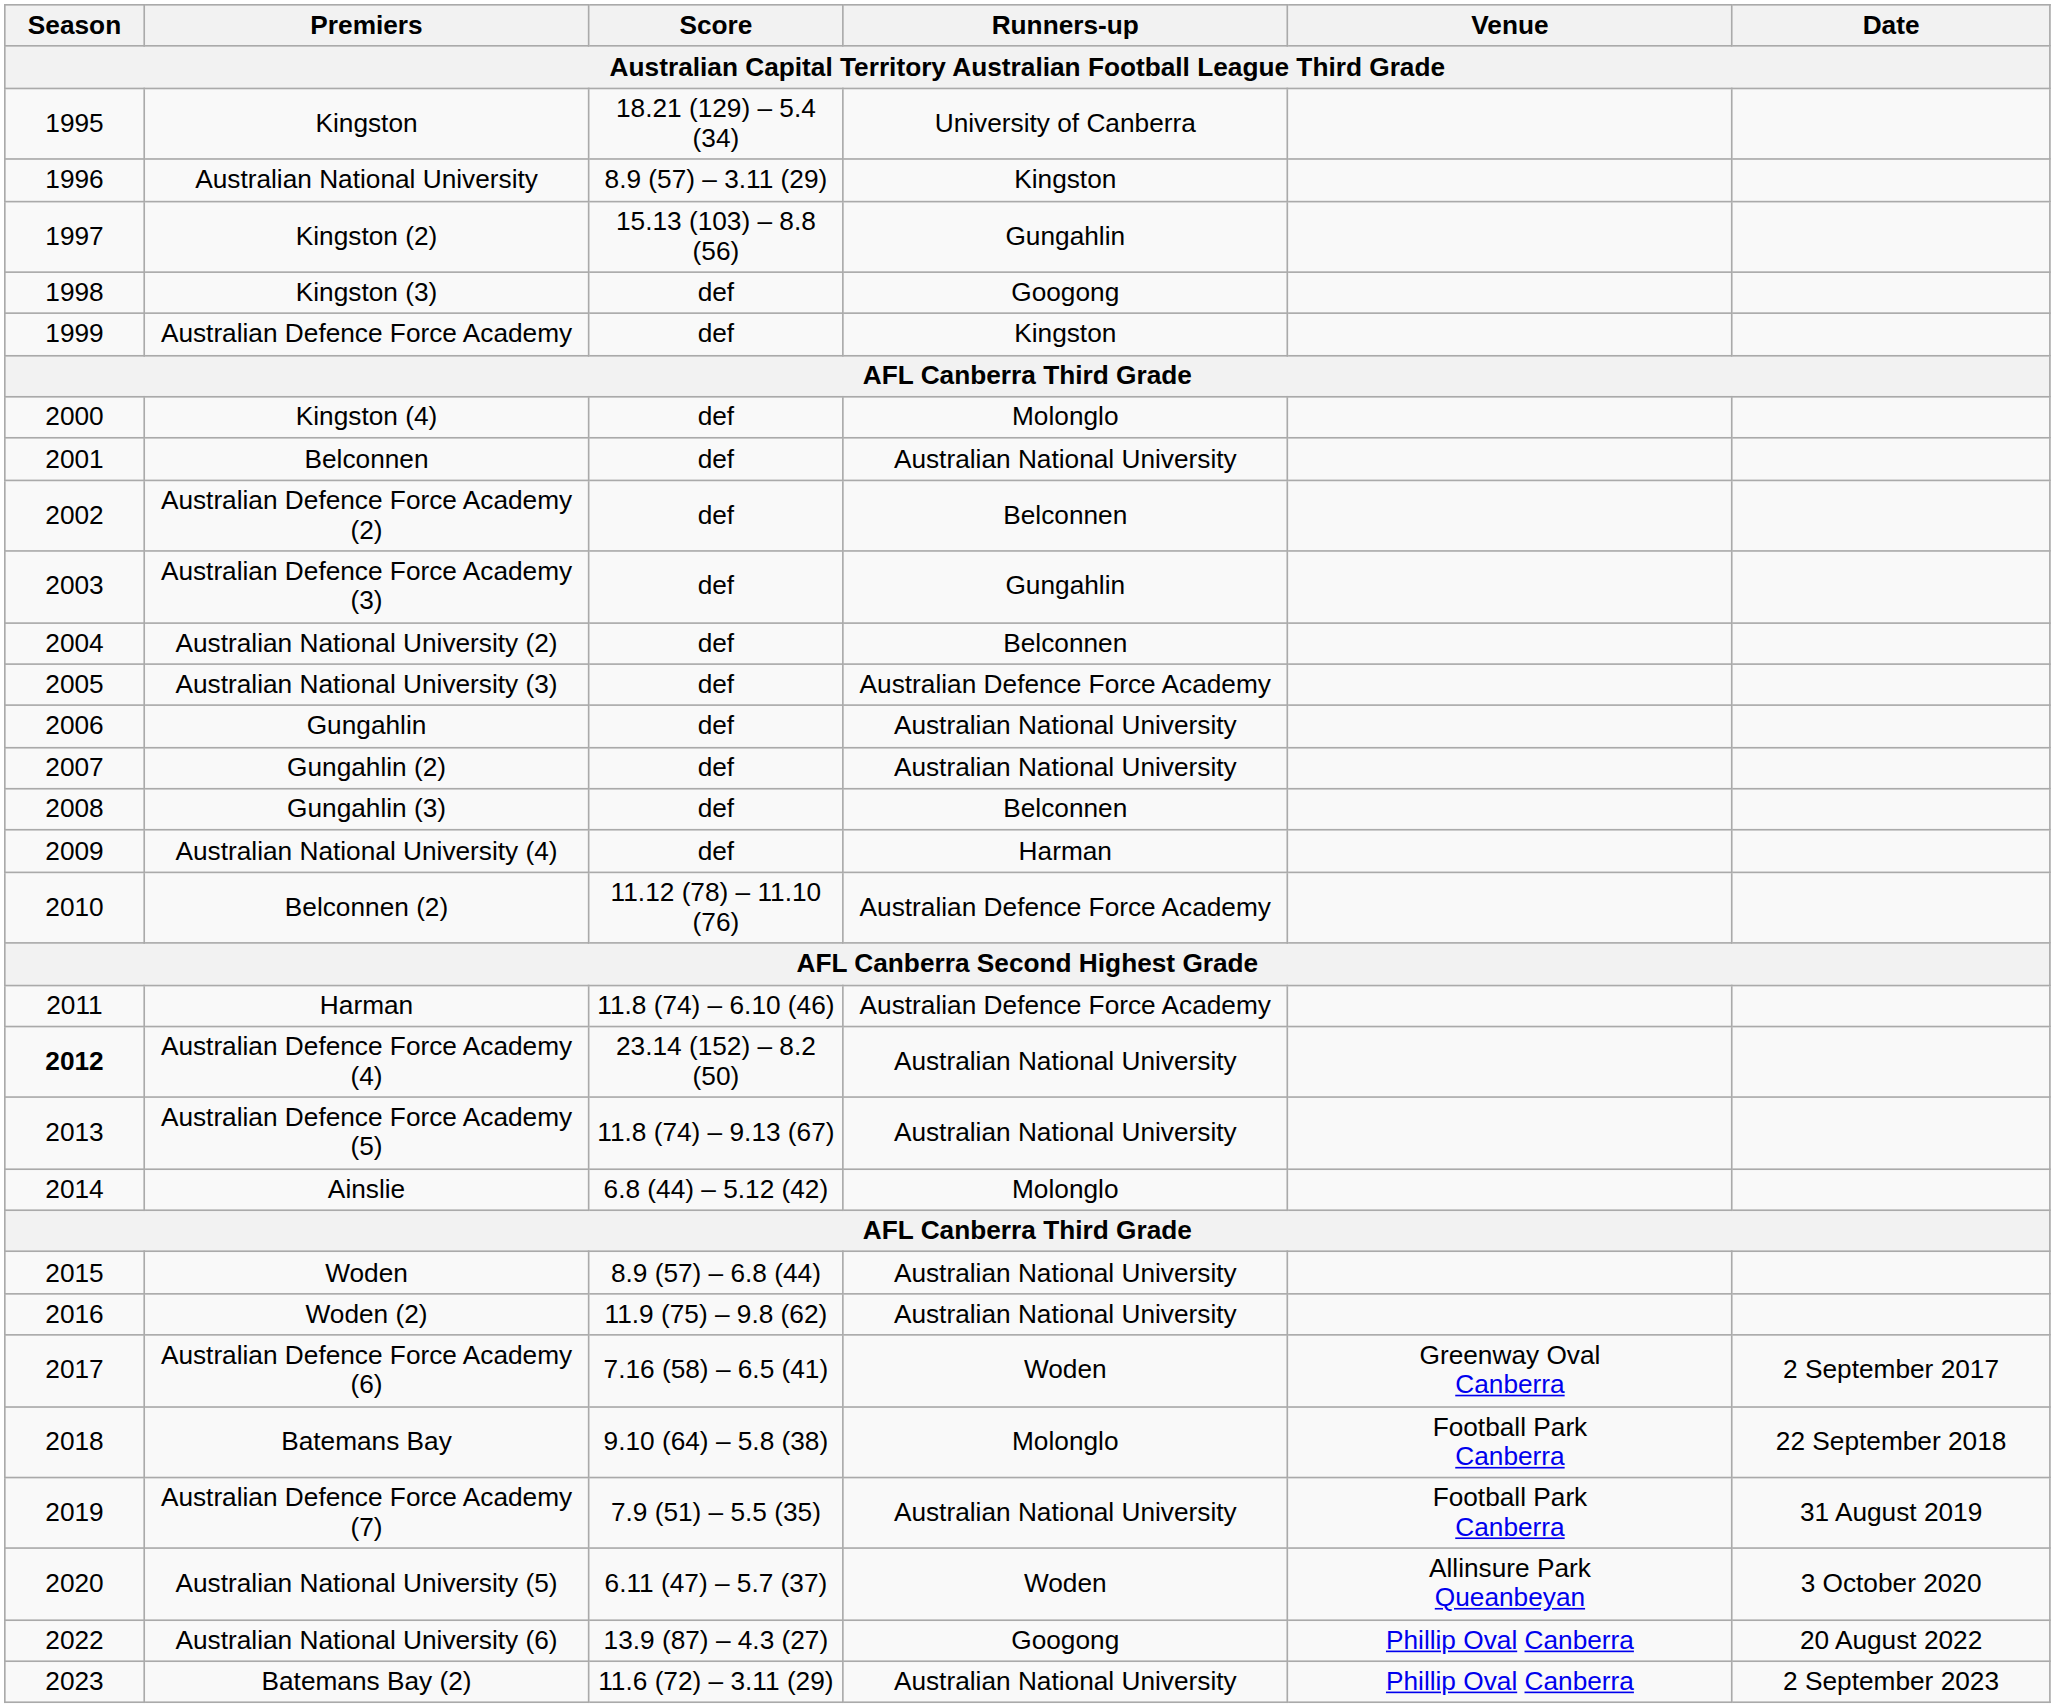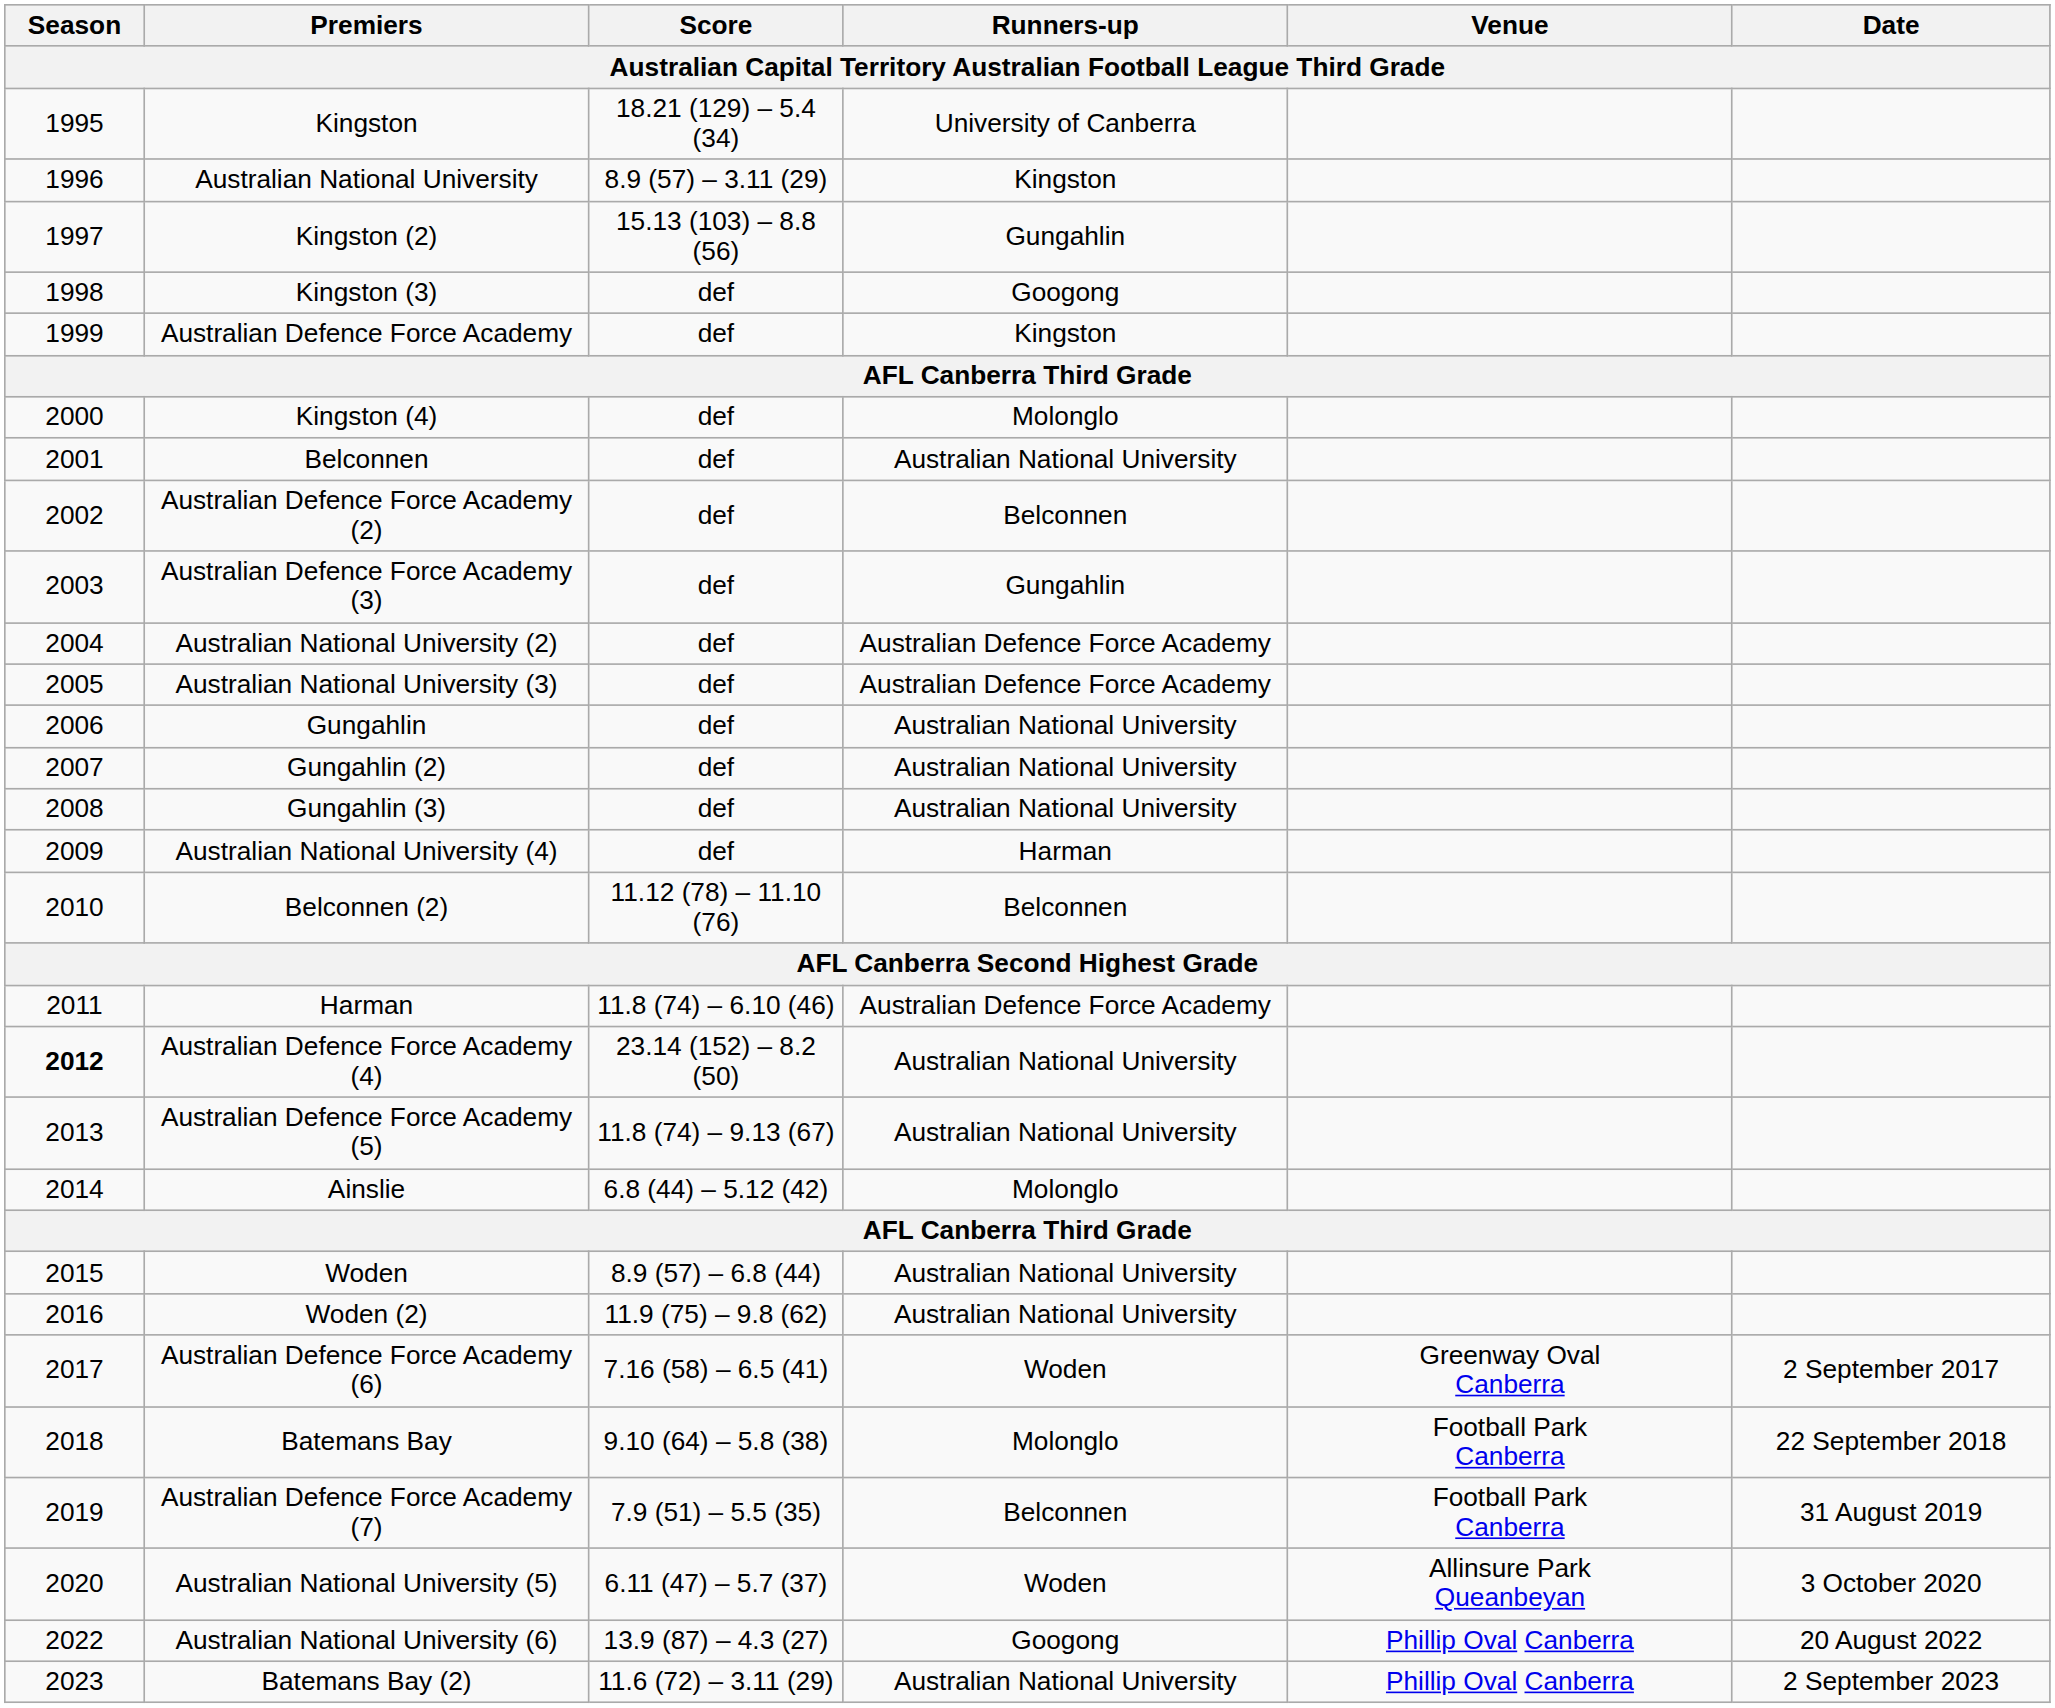(1065, 642) Belconnen -> (1065, 642) Australian Defence Force Academy
(1065, 809) Belconnen -> (1065, 809) Australian National University
(1065, 907) Australian Defence Force Academy -> (1065, 907) Belconnen
(1065, 1512) Australian National University -> (1065, 1512) Belconnen
